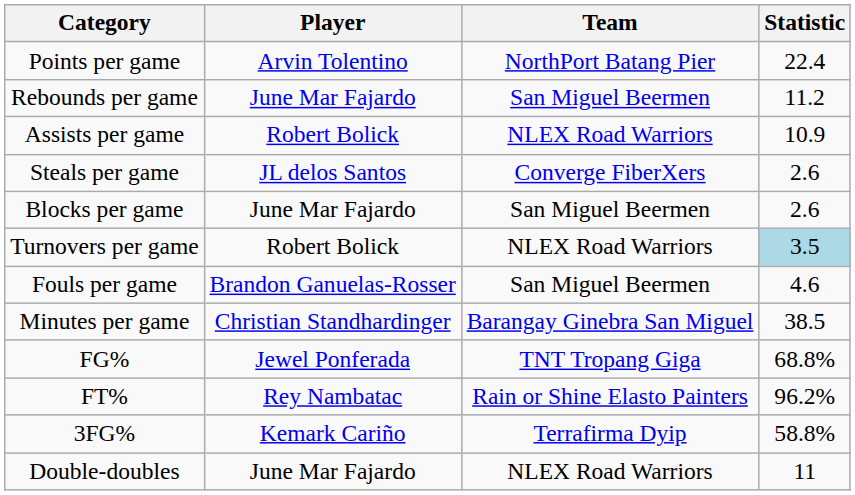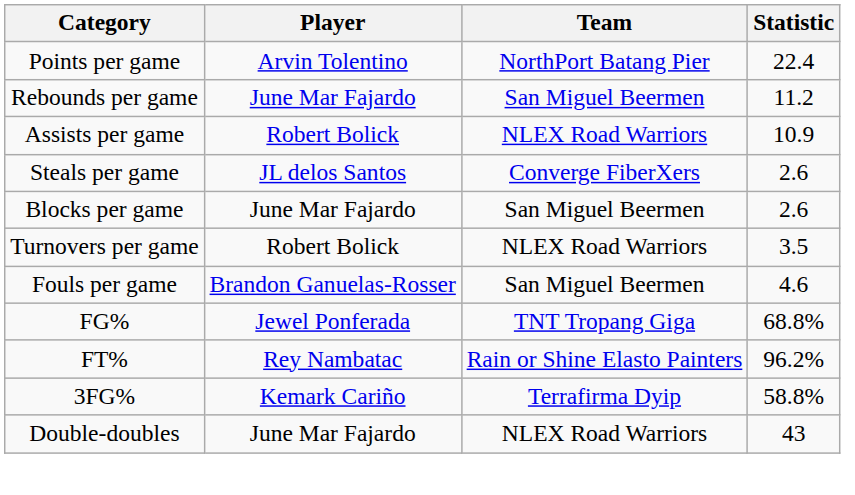(805, 246) lightblue background -> (794, 246) no background
- row: (104, 321)
(805, 470) 11 -> (794, 433) 43
